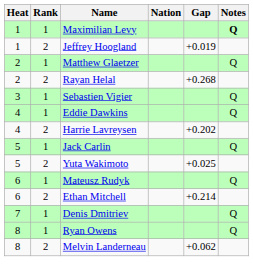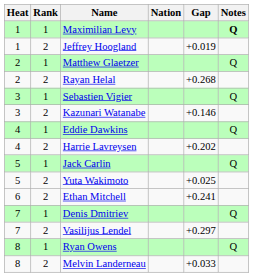+ row: (104, 113)
- row: (96, 180)
(201, 197) +0.214 -> (201, 197) +0.241
+ row: (97, 230)
(201, 247) +0.062 -> (201, 264) +0.033
